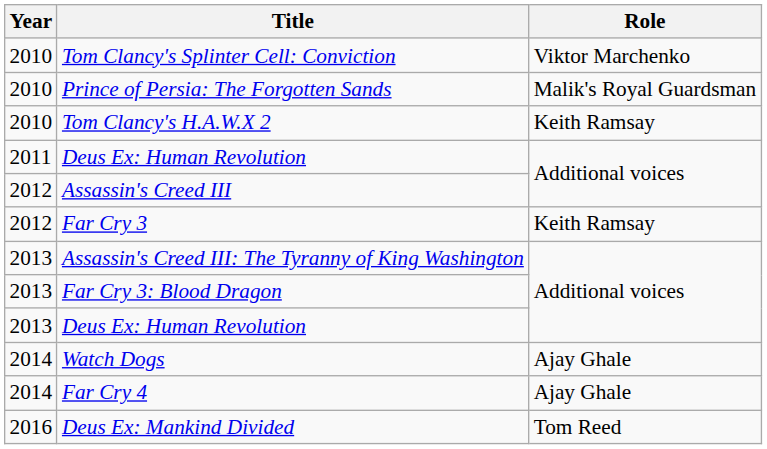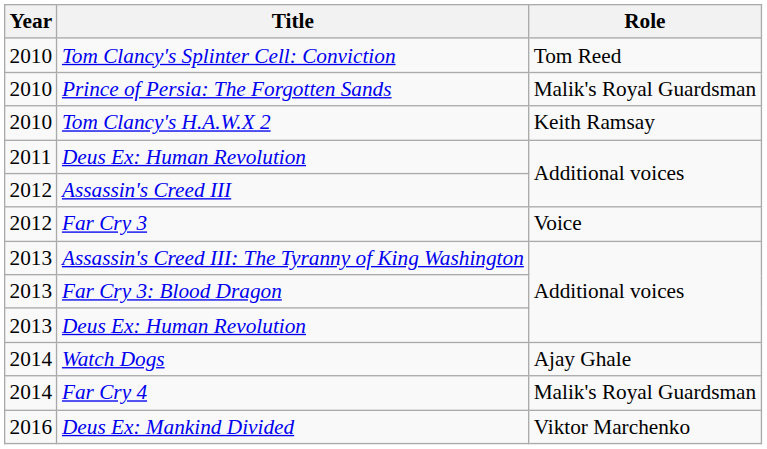(612, 55) Viktor Marchenko -> (578, 55) Tom Reed
(594, 223) Keith Ramsay -> (558, 223) Voice
(582, 392) Ajay Ghale -> (645, 392) Malik's Royal Guardsman
(578, 426) Tom Reed -> (612, 426) Viktor Marchenko
